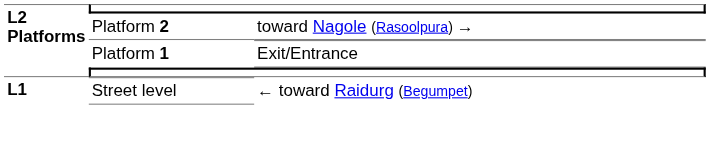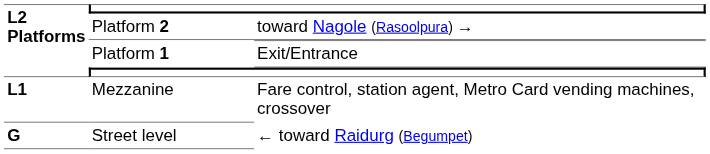+ row: (133, 89)
(17, 89) L1 -> (14, 135) G
